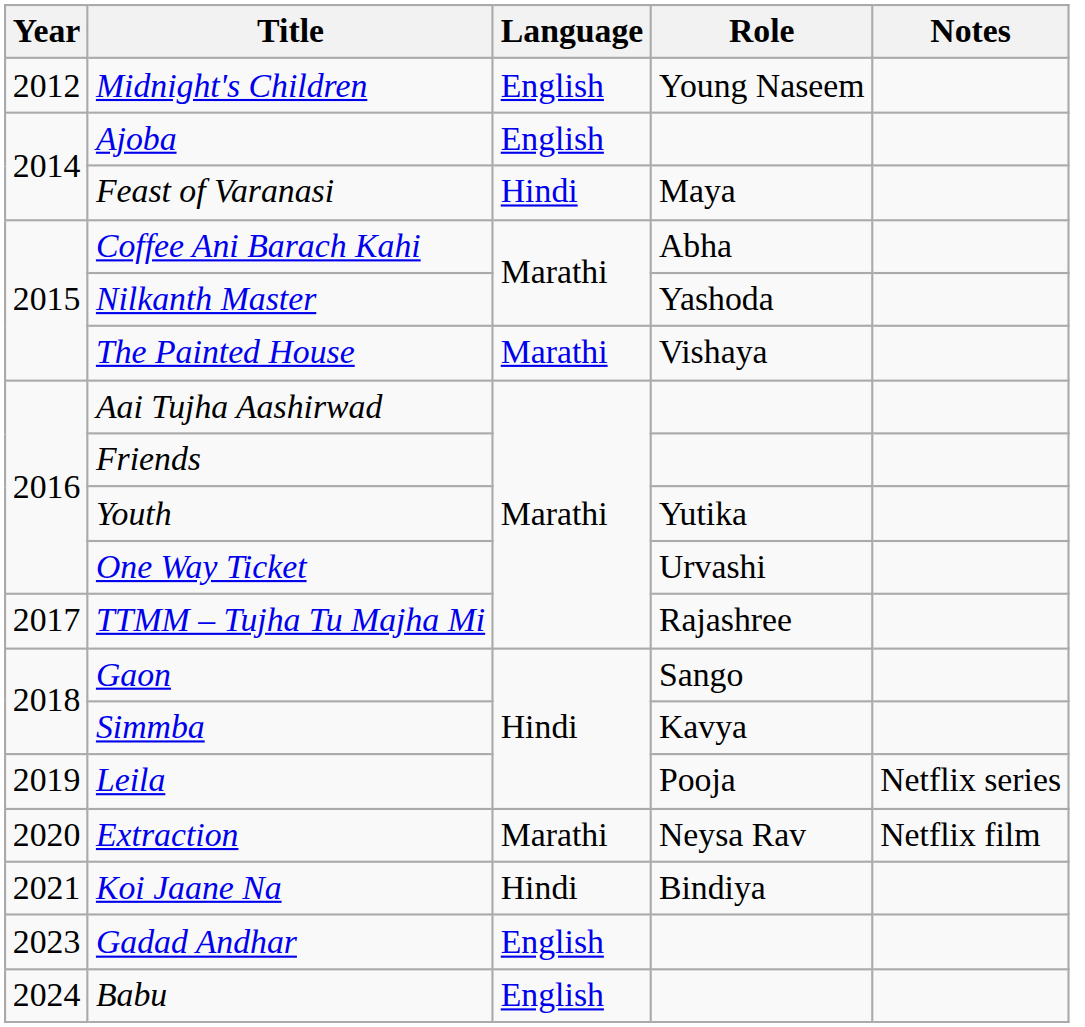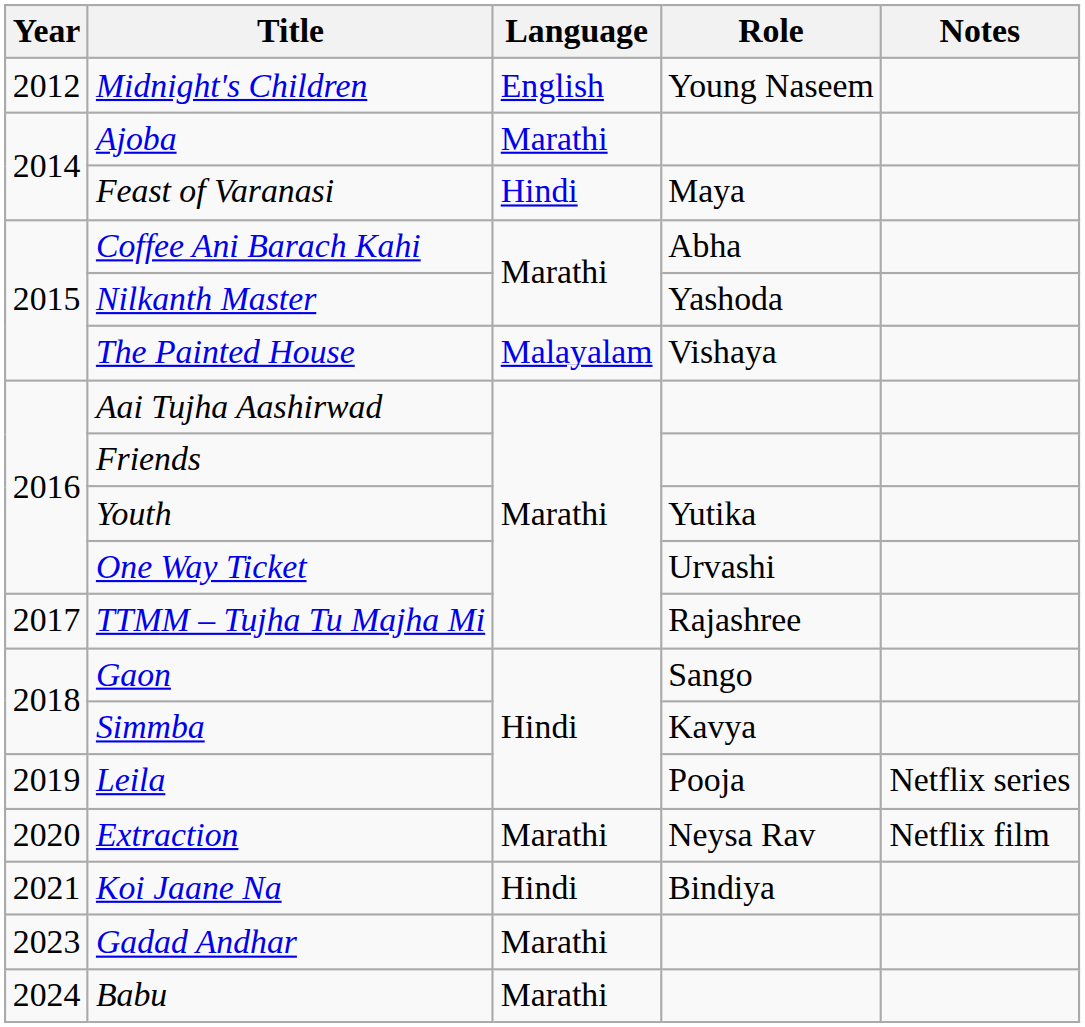(552, 138) English -> (554, 138) Marathi
(554, 352) Marathi -> (577, 352) Malayalam
(552, 941) English -> (554, 941) Marathi
(552, 995) English -> (554, 995) Marathi
